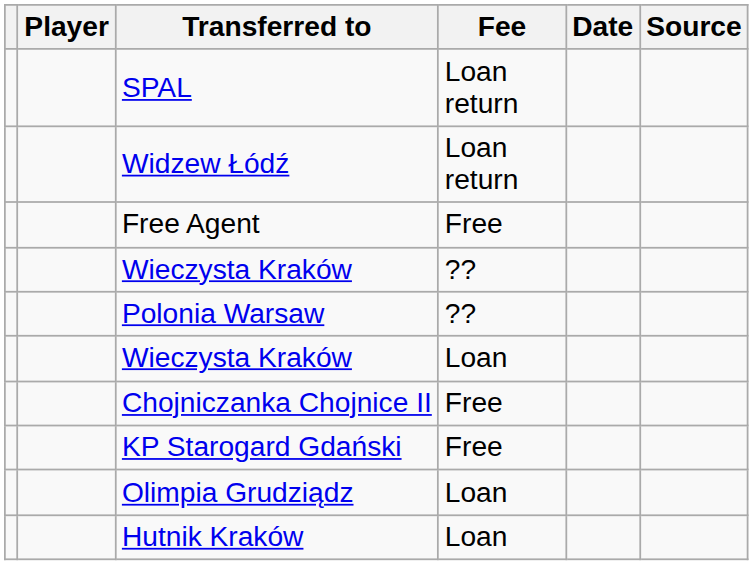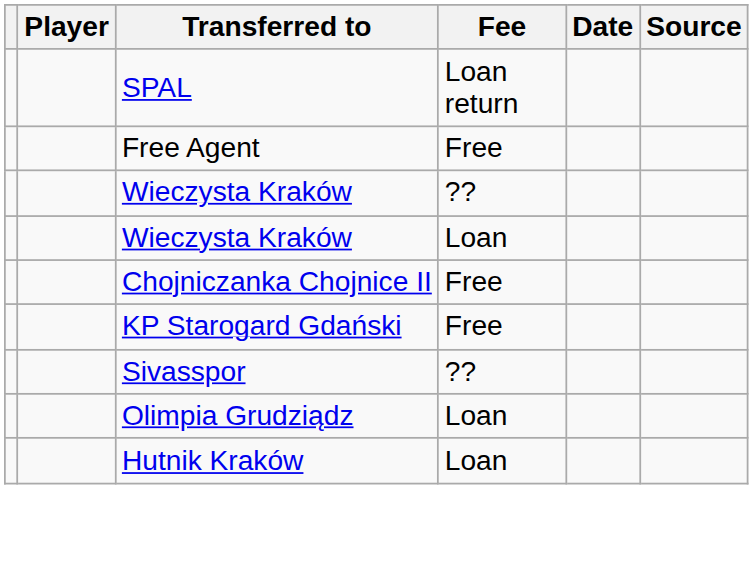- row: (206, 163)
- row: (223, 313)
+ row: (184, 371)
